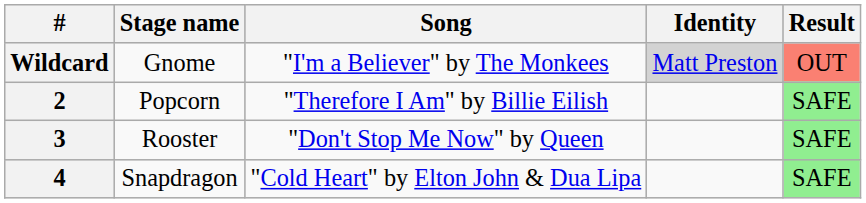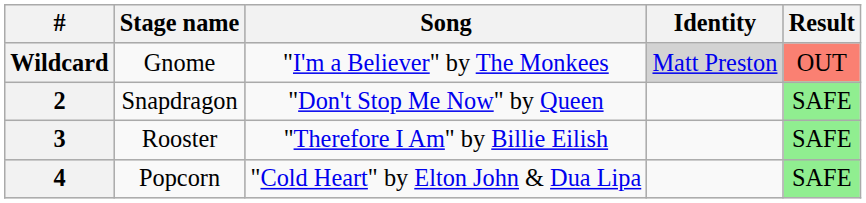(180, 100) Popcorn -> (180, 100) Snapdragon
(446, 100) "Therefore I Am" by Billie Eilish -> (446, 100) "Don't Stop Me Now" by Queen
(446, 139) "Don't Stop Me Now" by Queen -> (446, 139) "Therefore I Am" by Billie Eilish
(180, 178) Snapdragon -> (180, 178) Popcorn
